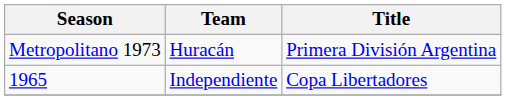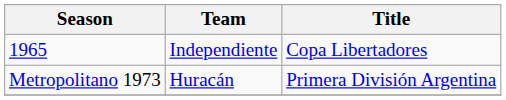rows swapped: (28, 79) <-> (85, 49)
